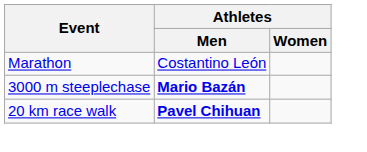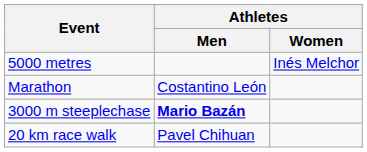+ row: (50, 64)
(209, 111) bold -> (206, 135) normal
